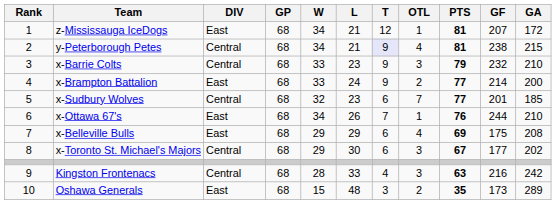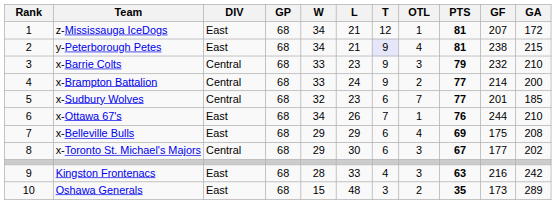(224, 47) Central -> (217, 47) East
(217, 82) East -> (224, 82) Central
(224, 173) Central -> (217, 173) East
